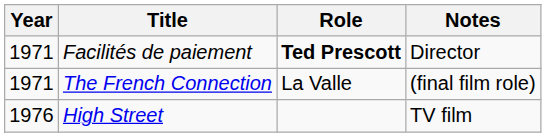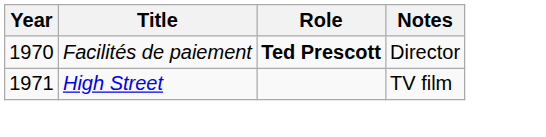(31, 52) 1971 -> (31, 52) 1970
- row: (167, 83)
(31, 115) 1976 -> (31, 83) 1971
